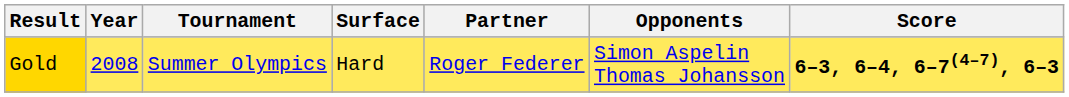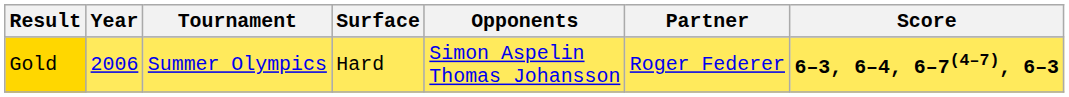columns swapped: (507, 21) <-> (689, 21)
(114, 65) 2008 -> (114, 65) 2006
